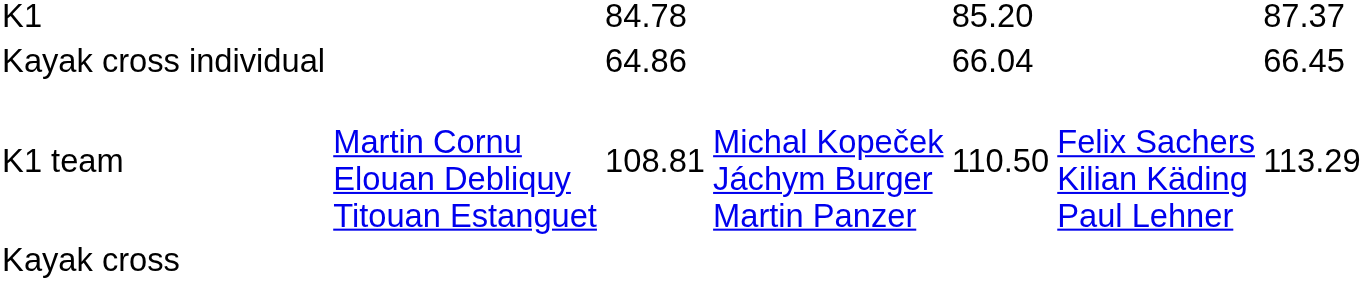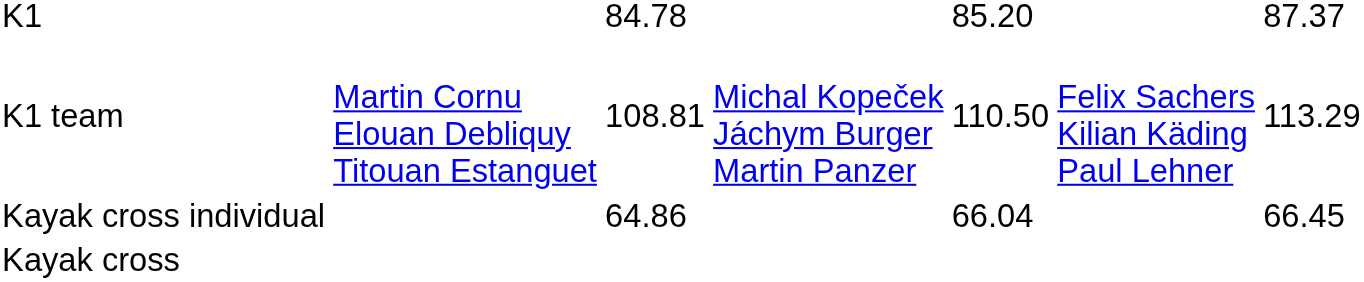rows swapped: (63, 160) <-> (164, 60)
